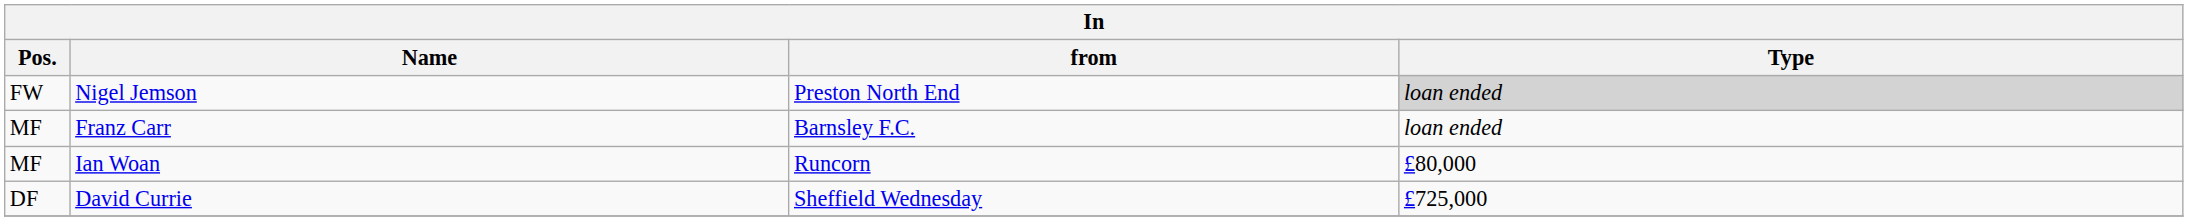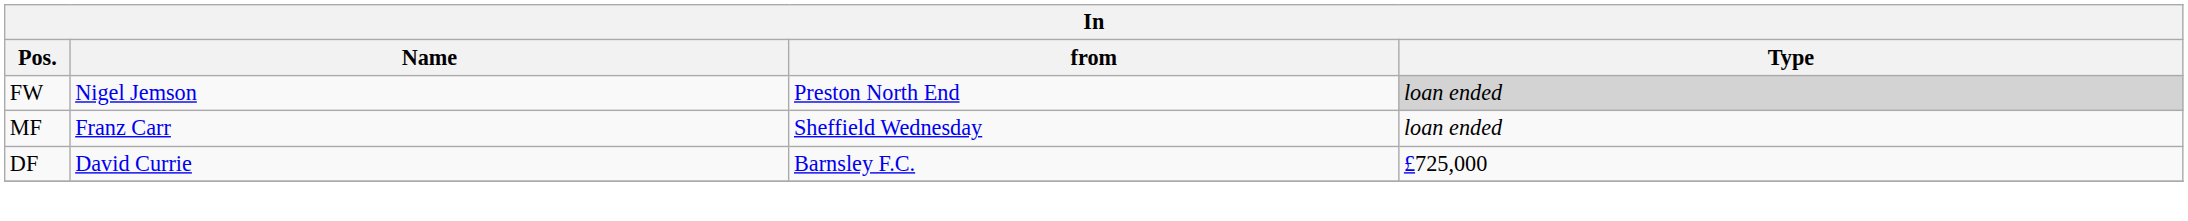(855, 127) Barnsley F.C. -> (888, 127) Sheffield Wednesday
- row: (118, 163)
(888, 198) Sheffield Wednesday -> (855, 163) Barnsley F.C.
